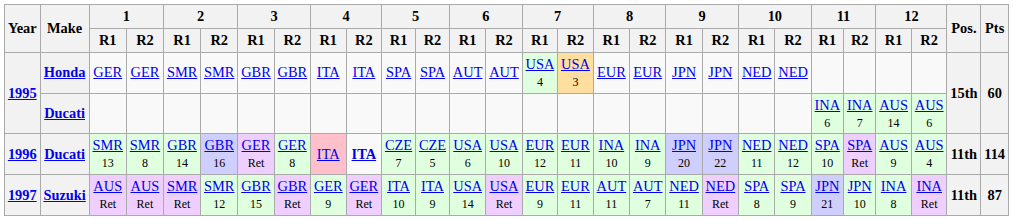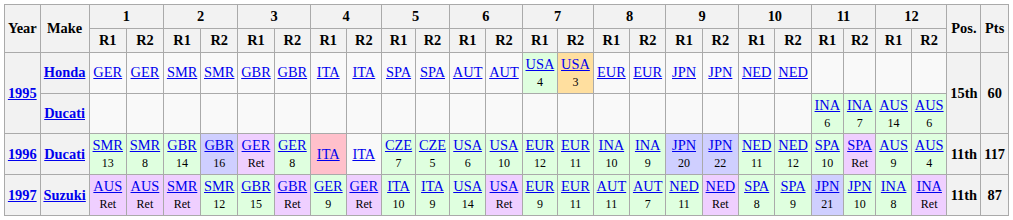(364, 154) bold -> (364, 154) normal
(995, 154) 114 -> (995, 154) 117
